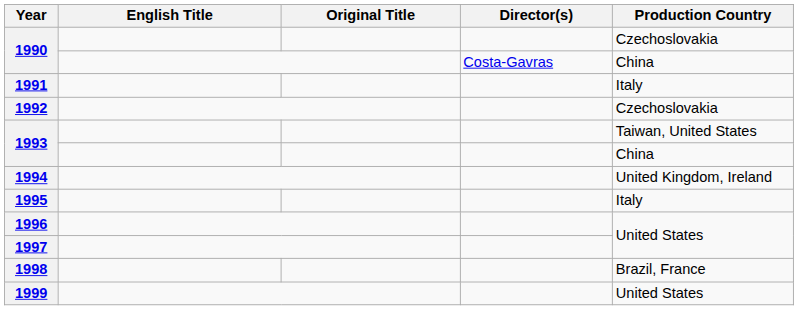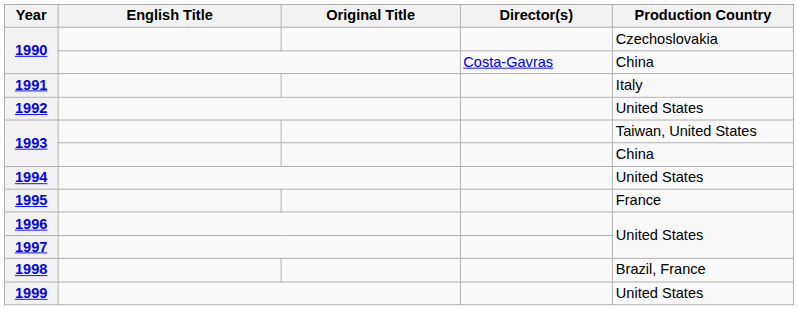(667, 108) Czechoslovakia -> (660, 108) United States
(694, 177) United Kingdom, Ireland -> (660, 177) United States
(629, 200) Italy -> (639, 200) France
